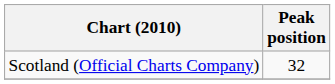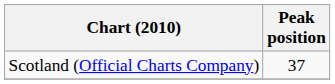(296, 65) 32 -> (296, 65) 37
